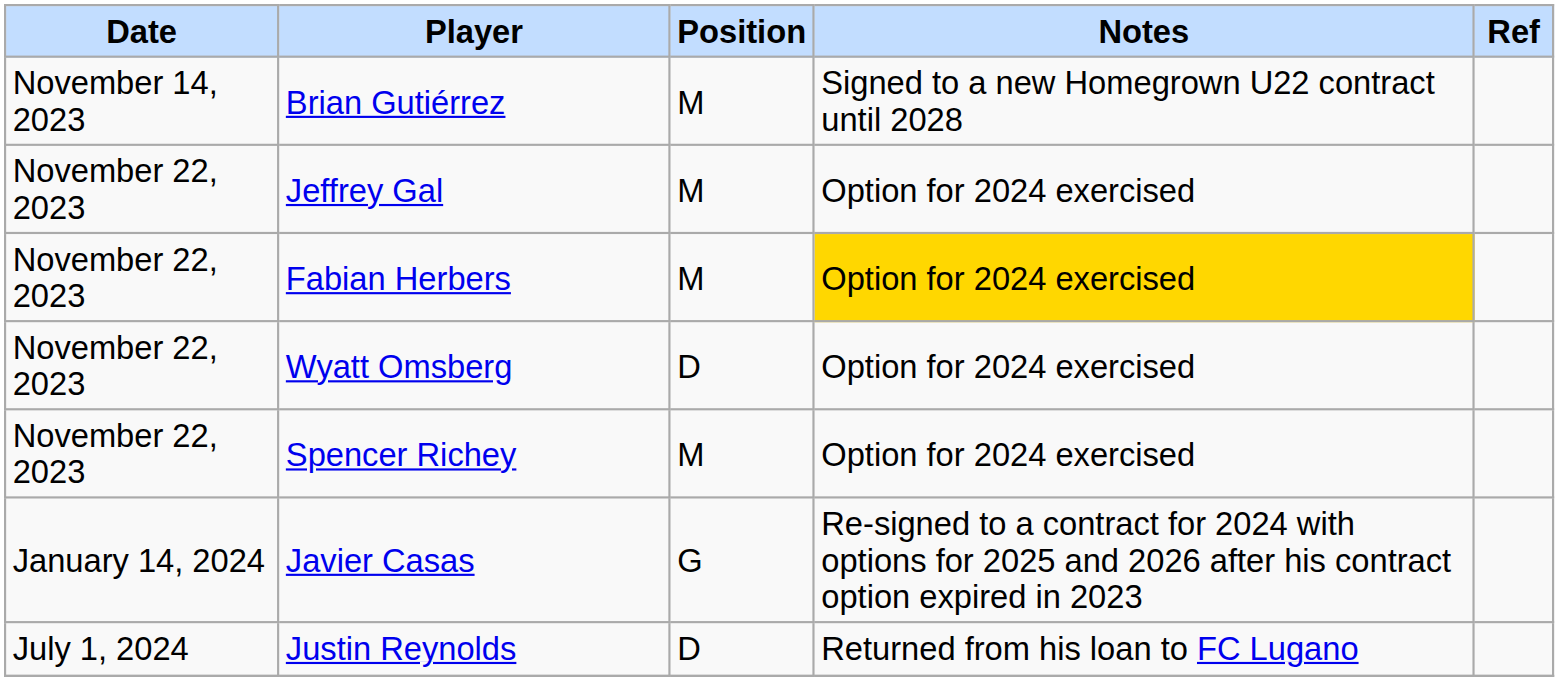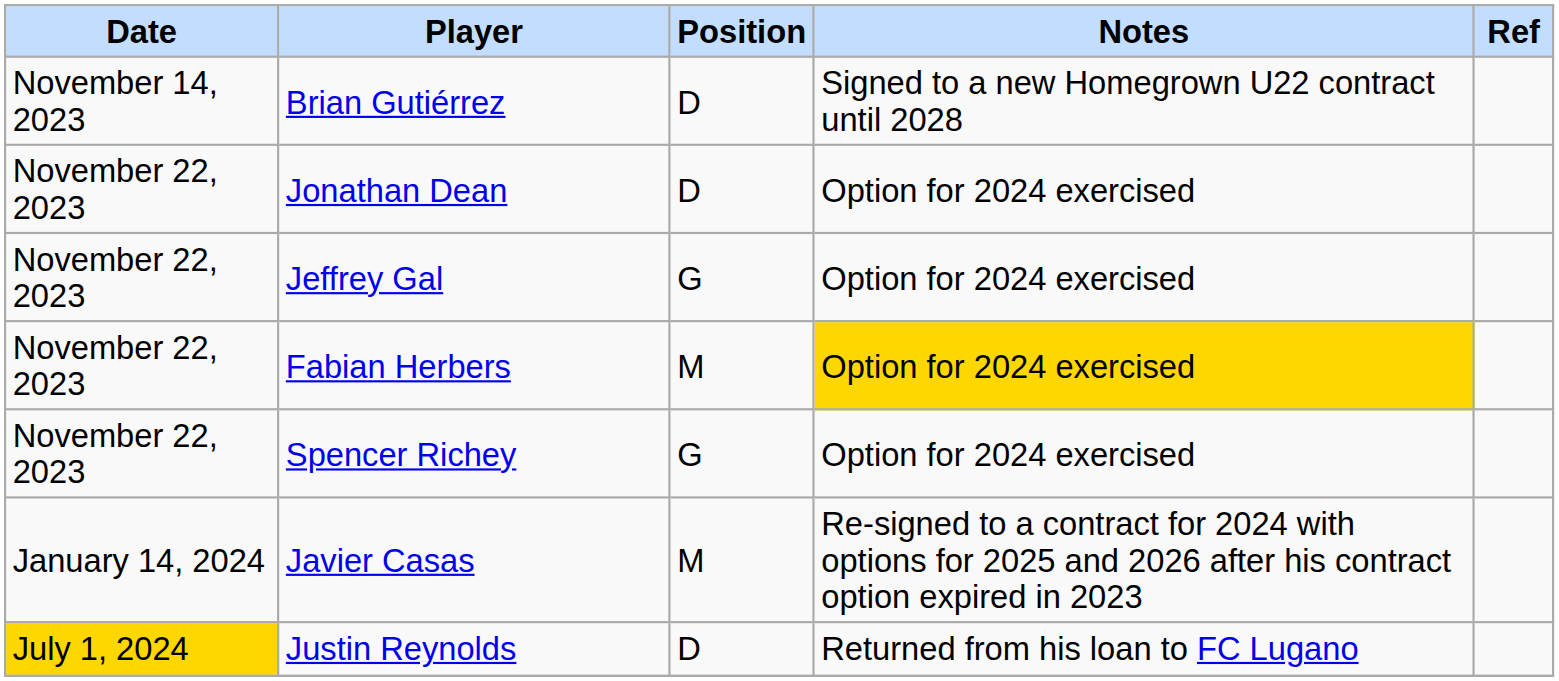(691, 101) M -> (689, 101) D
+ row: (397, 189)
(691, 189) M -> (690, 278) G
- row: (399, 366)
(691, 454) M -> (690, 454) G
(690, 561) G -> (691, 561) M
(101, 649) no background -> (101, 649) gold background
